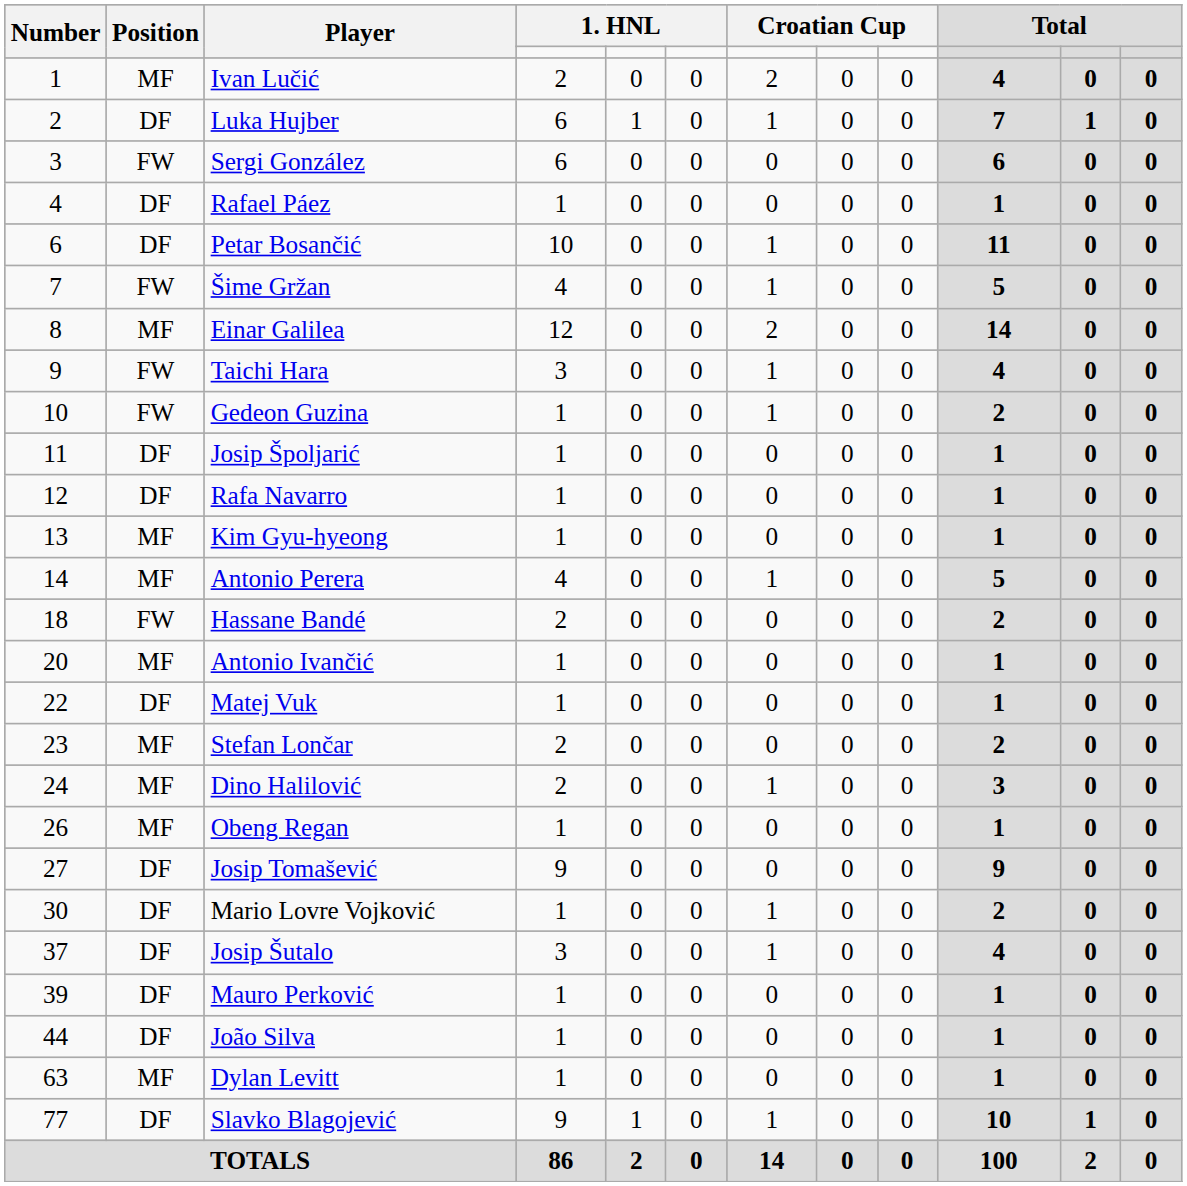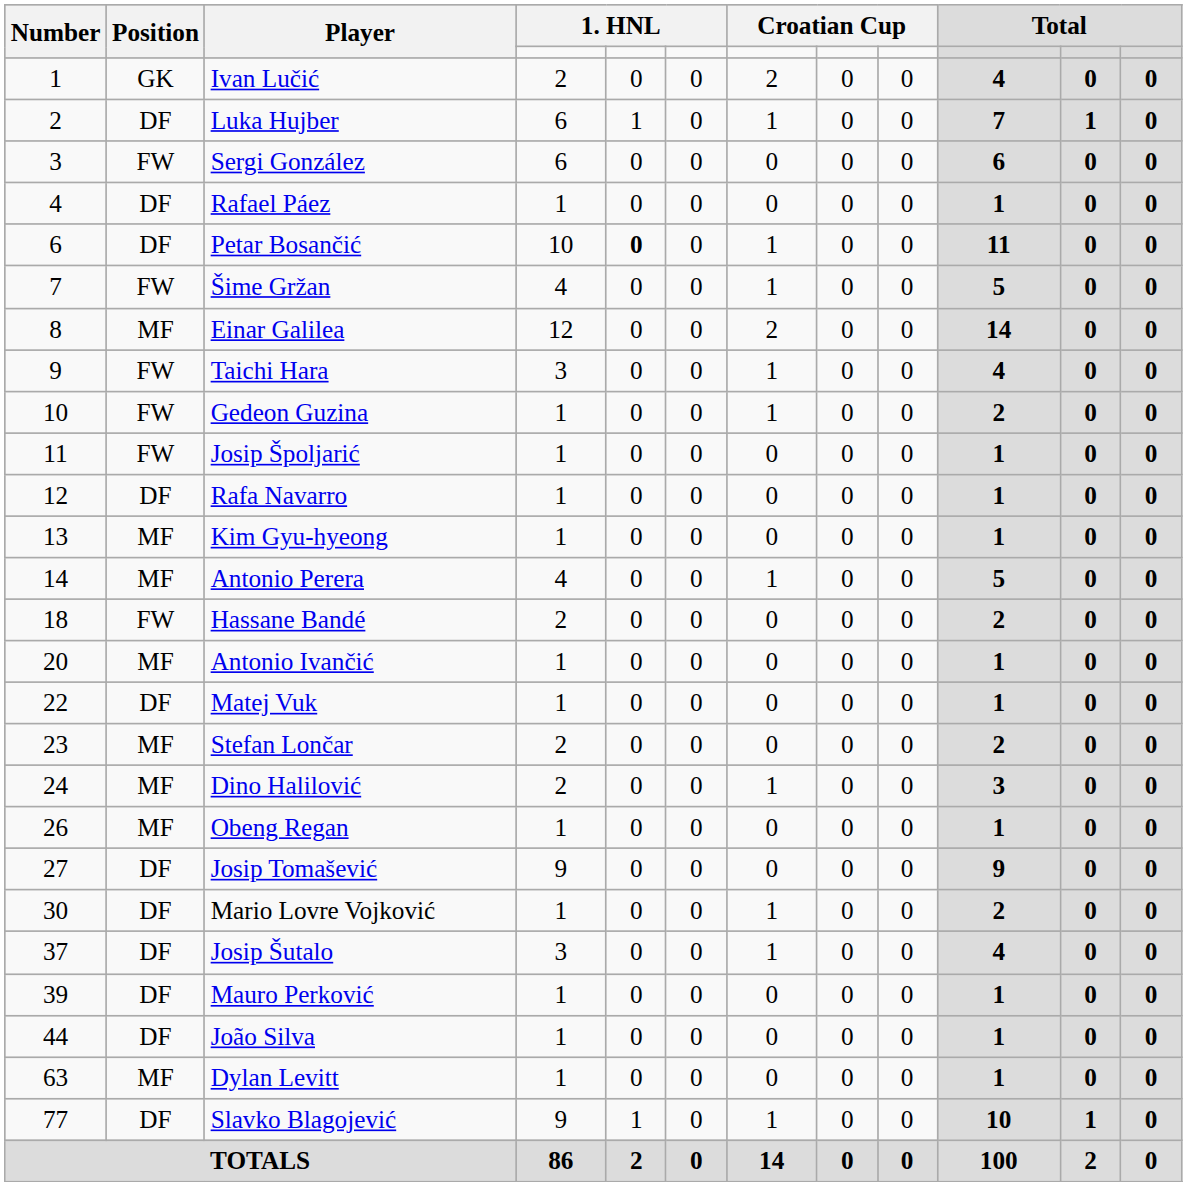(155, 78) MF -> (155, 78) GK
(636, 245) normal -> (636, 245) bold
(155, 453) DF -> (155, 453) FW
